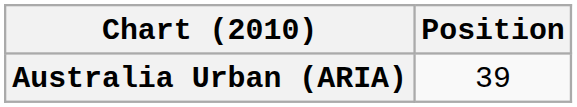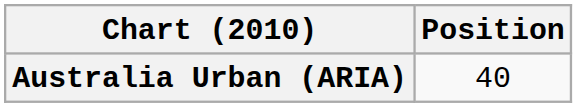(493, 78) 39 -> (493, 78) 40
